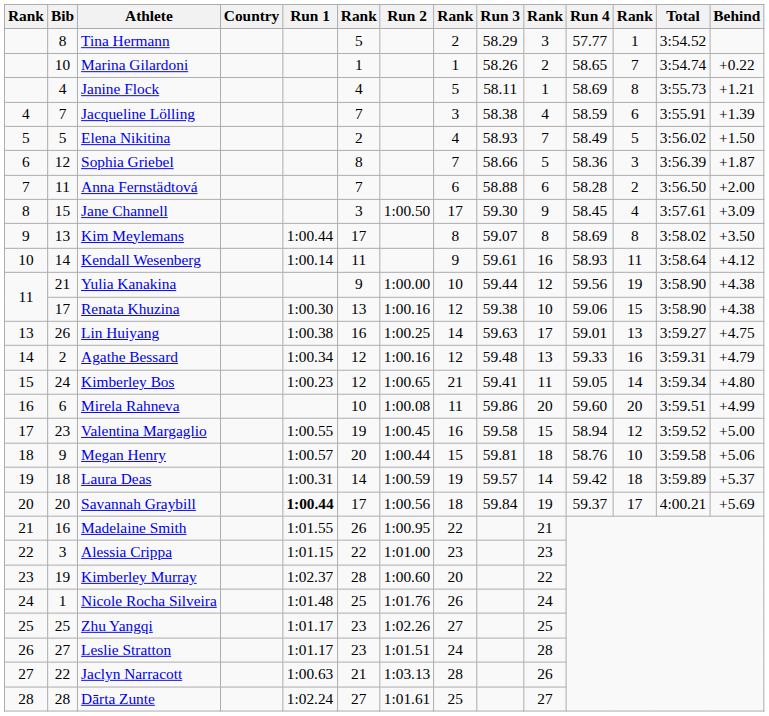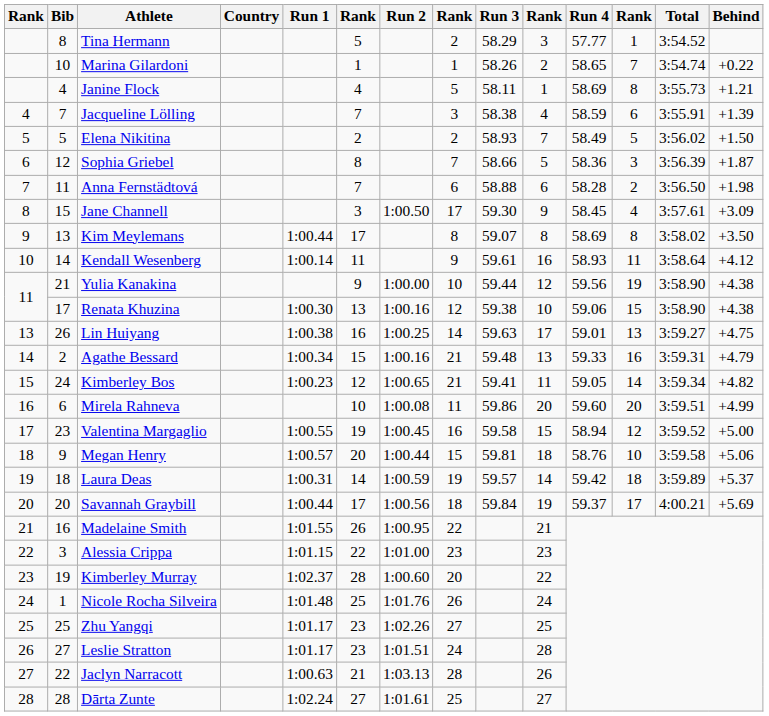(455, 138) 4 -> (454, 138) 2
(737, 187) +2.00 -> (736, 187) +1.98
(359, 357) 12 -> (358, 357) 15
(455, 357) 12 -> (454, 357) 21
(737, 382) +4.80 -> (736, 382) +4.82
(310, 503) bold -> (310, 503) normal
